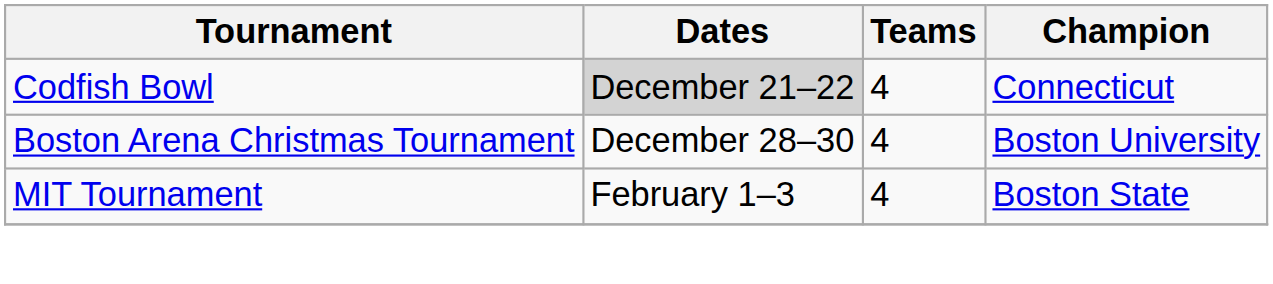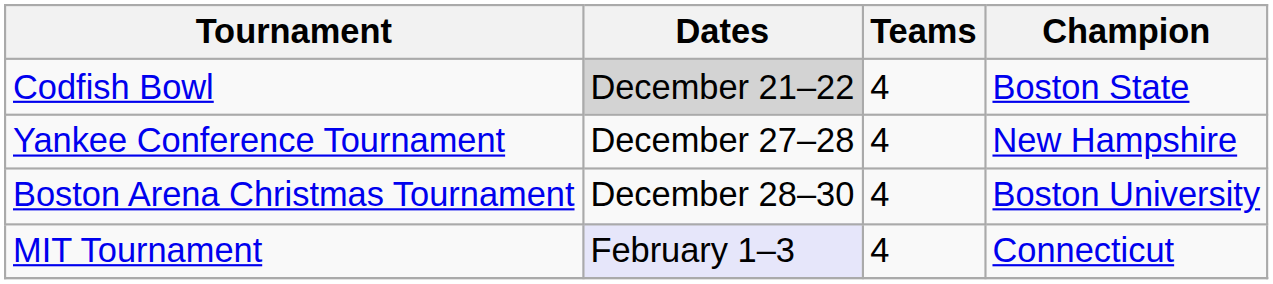(1083, 86) Connecticut -> (1091, 86) Boston State
+ row: (259, 140)
(693, 195) no background -> (693, 250) lavender background
(1091, 195) Boston State -> (1083, 250) Connecticut
